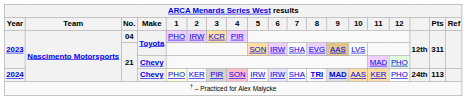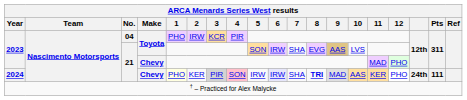(338, 75) bold -> (338, 75) normal
(438, 75) 113 -> (437, 75) 111
